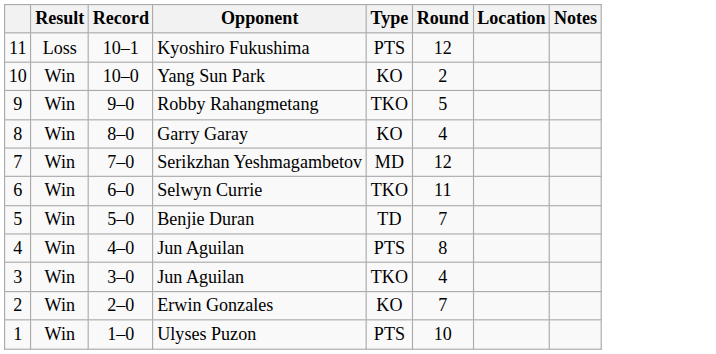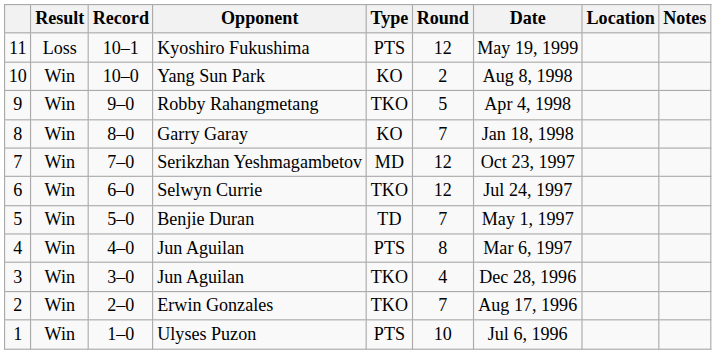+ column: (528, 18)
(443, 133) 4 -> (443, 133) 7
(443, 190) 11 -> (443, 190) 12
(389, 305) KO -> (389, 305) TKO
